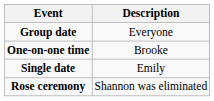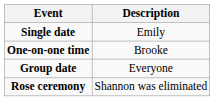rows swapped: (48, 31) <-> (48, 68)
